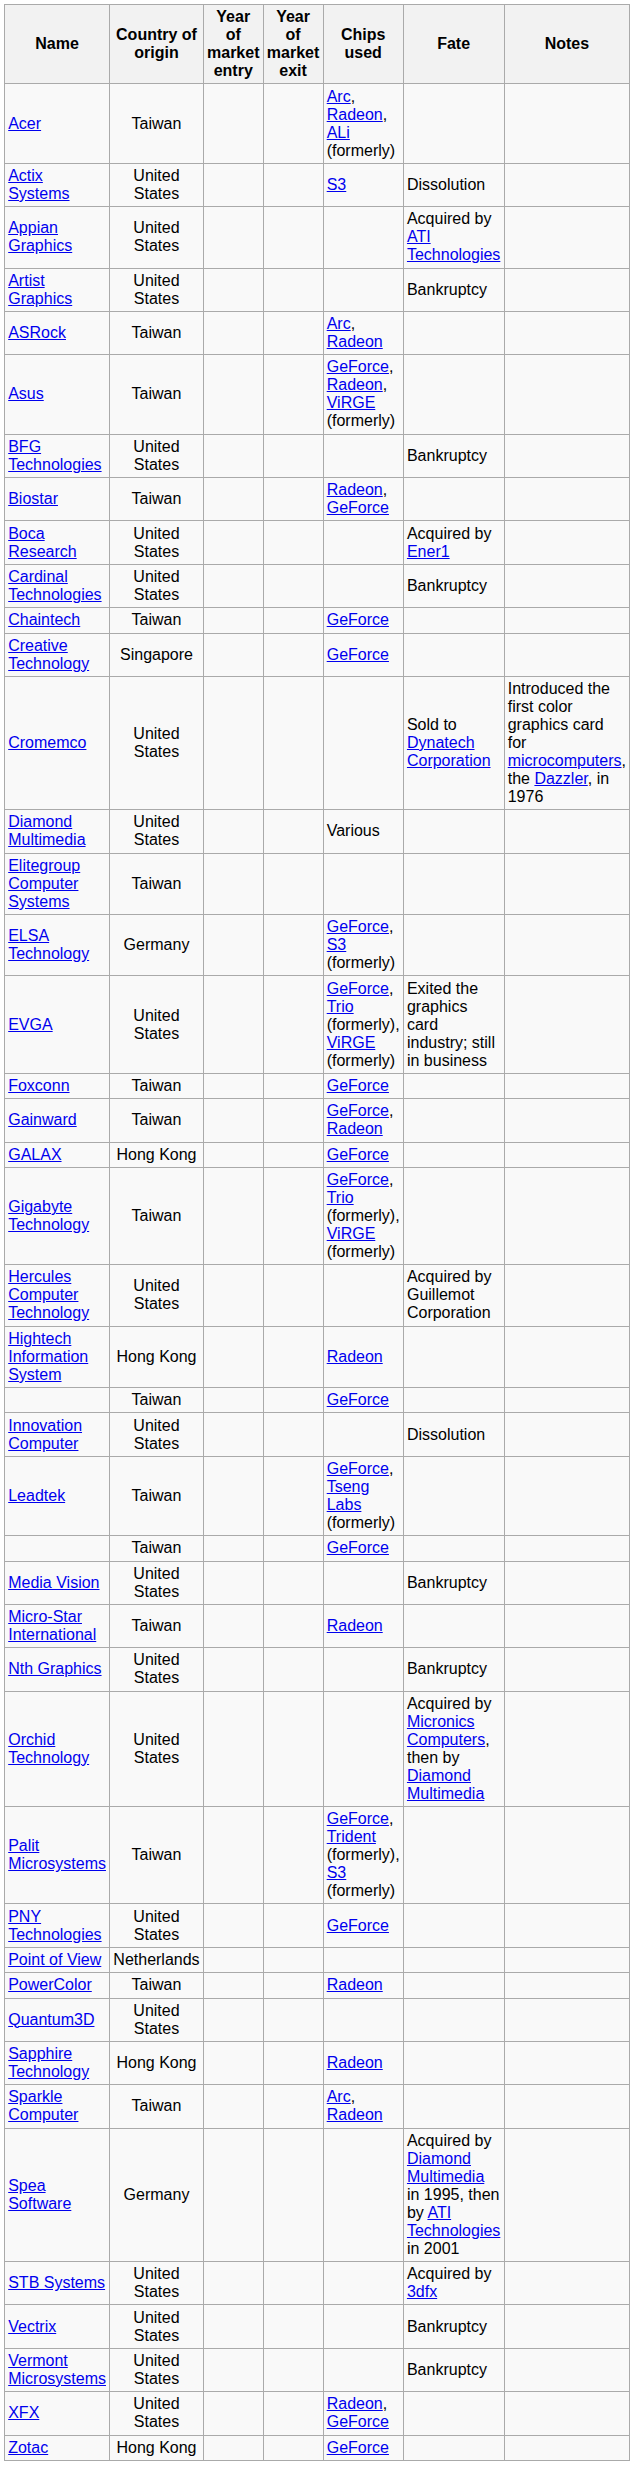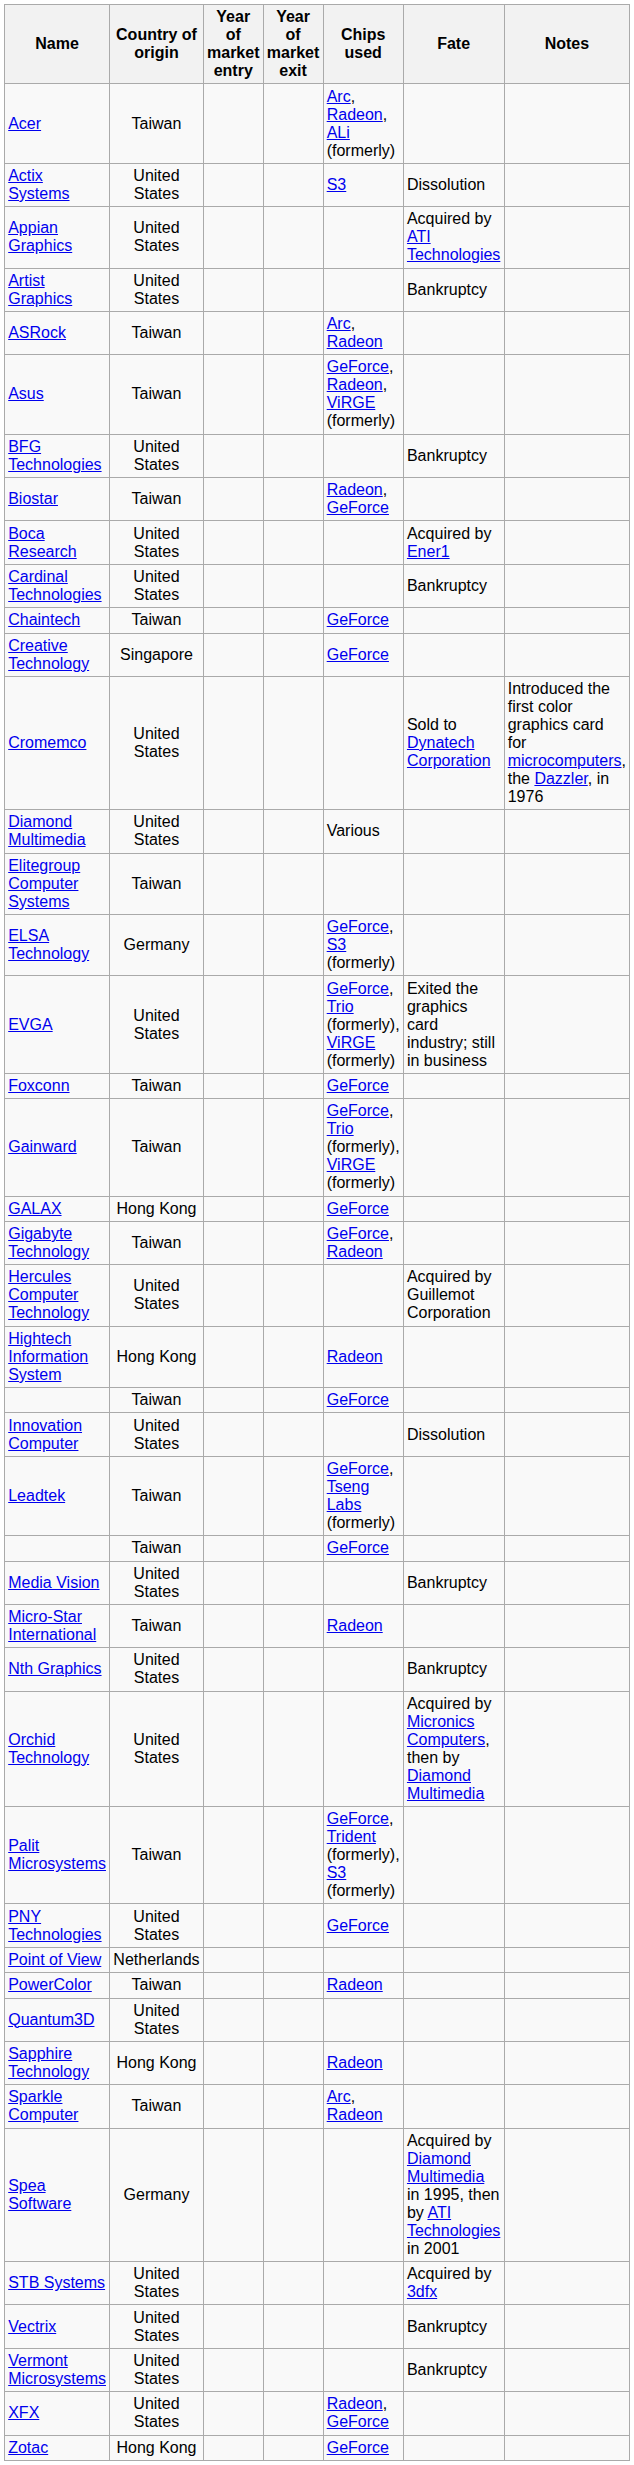(360, 1120) GeForce, Radeon -> (363, 1147) GeForce, Trio (formerly), ViRGE (formerly)
(363, 1216) GeForce, Trio (formerly), ViRGE (formerly) -> (360, 1243) GeForce, Radeon
